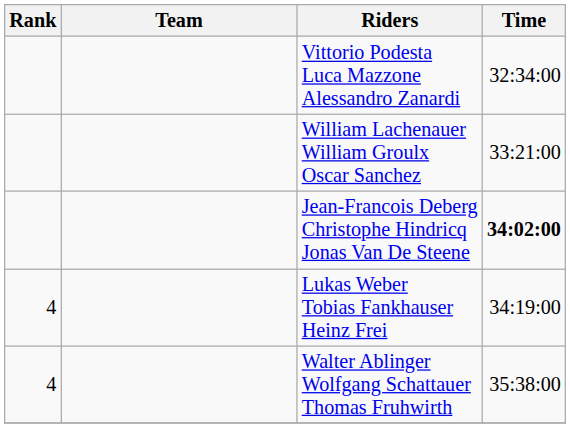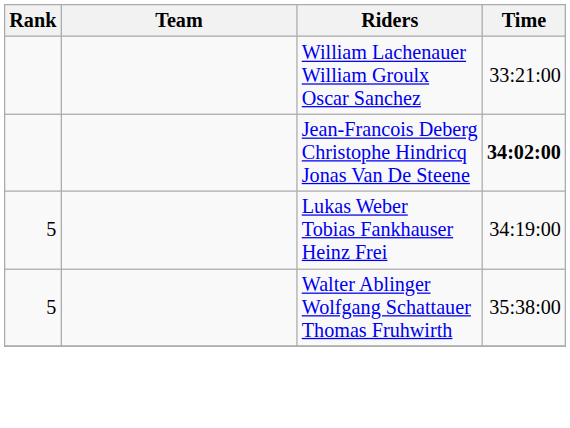- row: (381, 75)
(51, 307) 4 -> (51, 229) 5
(51, 384) 4 -> (51, 307) 5
